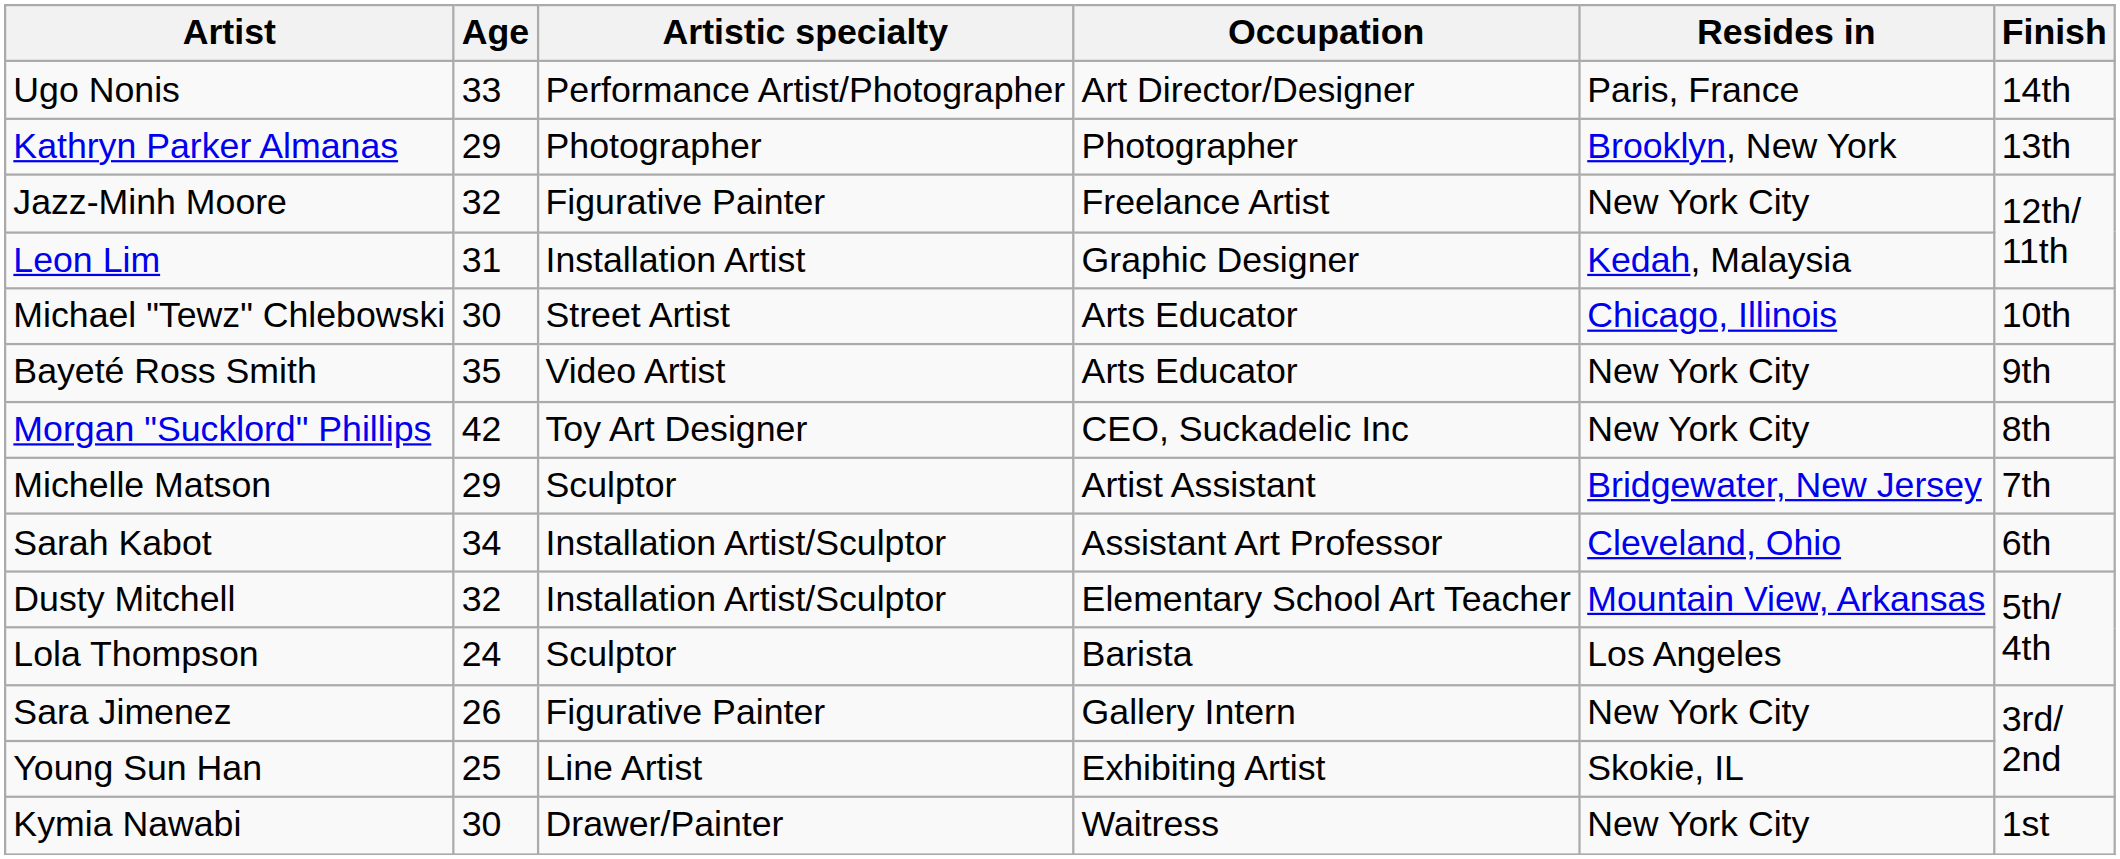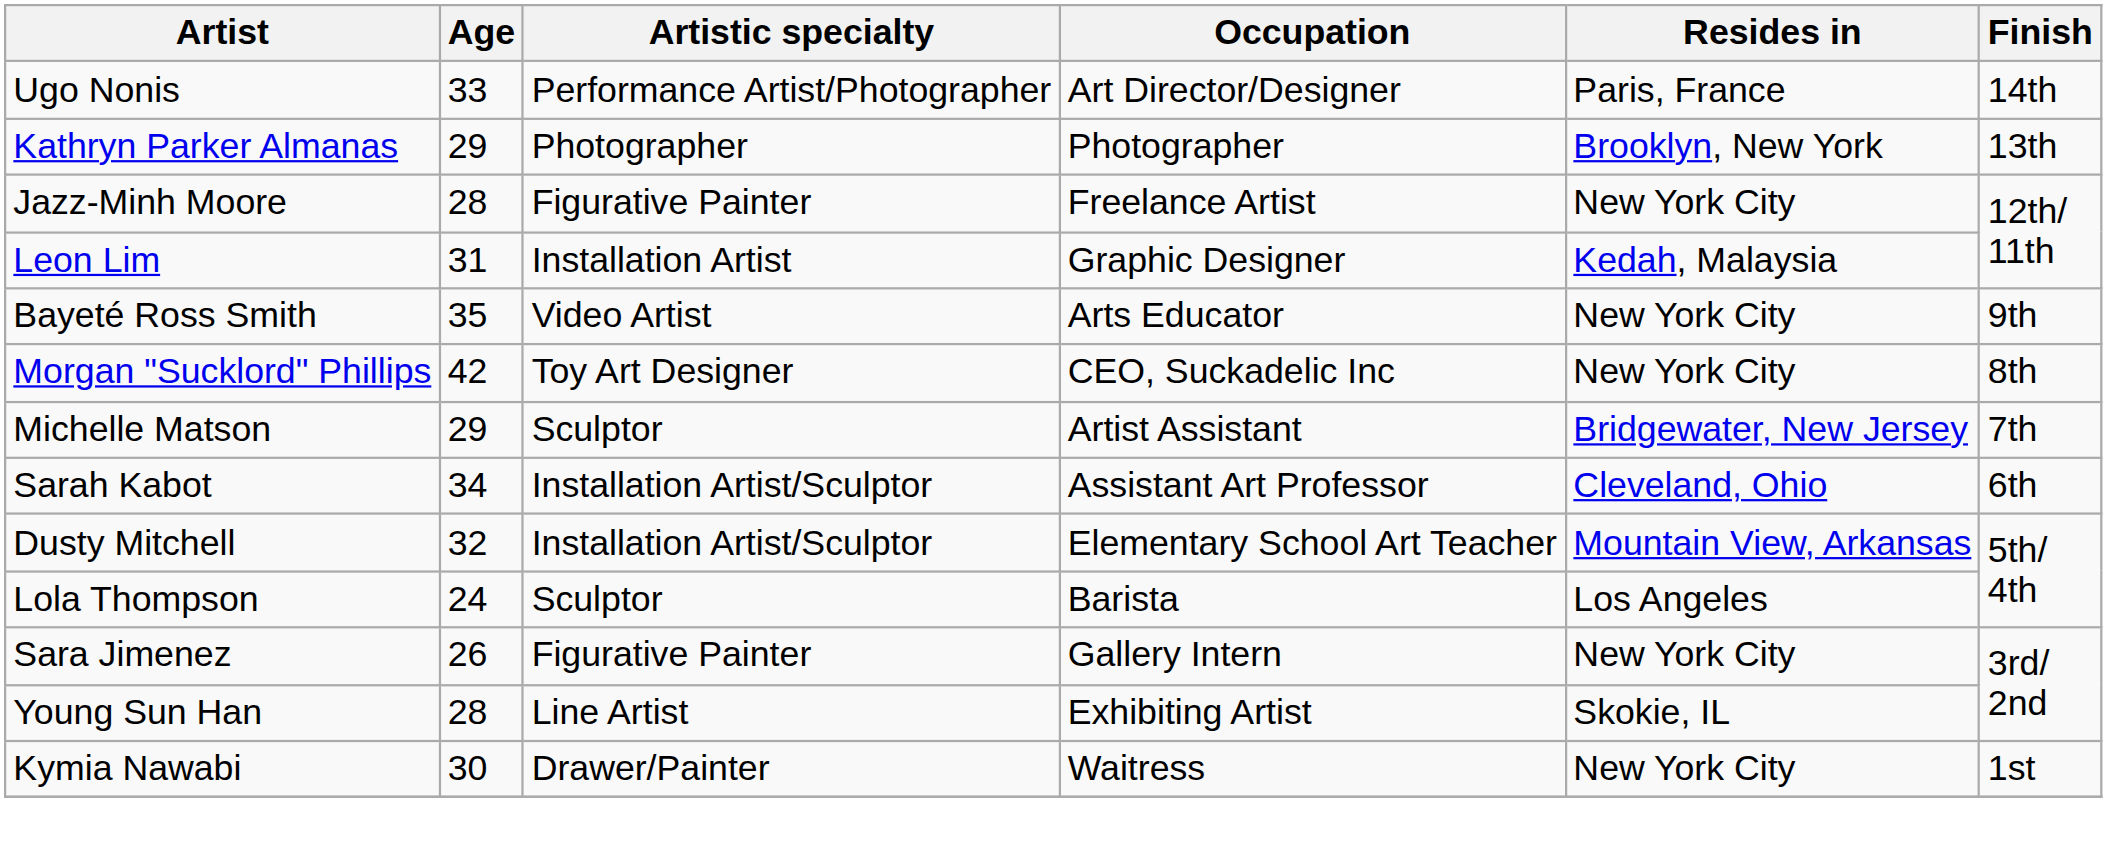(481, 202) 32 -> (468, 202) 28
- row: (229, 315)
(481, 768) 25 -> (468, 711) 28
